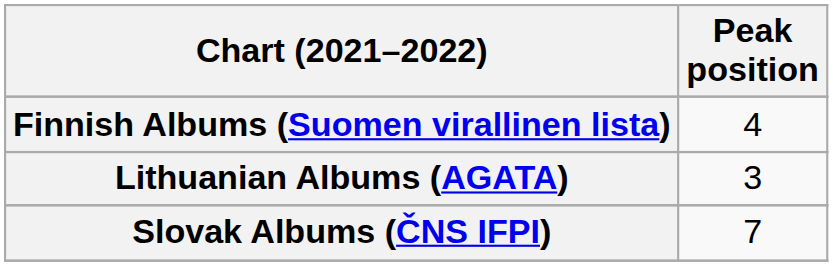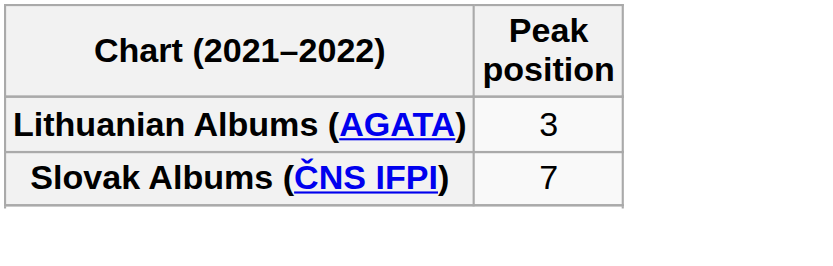- row: (342, 123)
